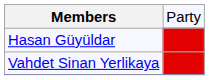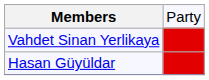rows swapped: (62, 40) <-> (84, 63)
